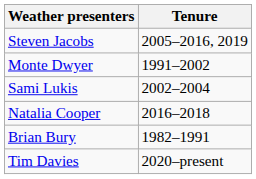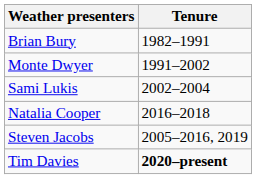rows swapped: (42, 137) <-> (51, 40)
(182, 161) normal -> (184, 161) bold
